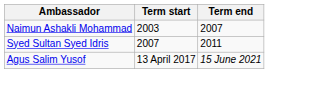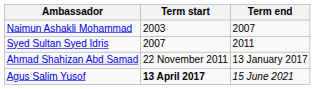+ row: (72, 60)
(166, 60) normal -> (174, 76) bold
